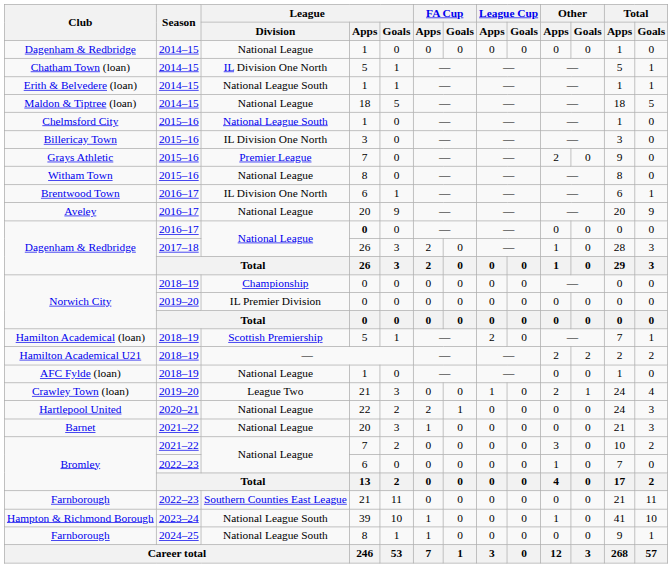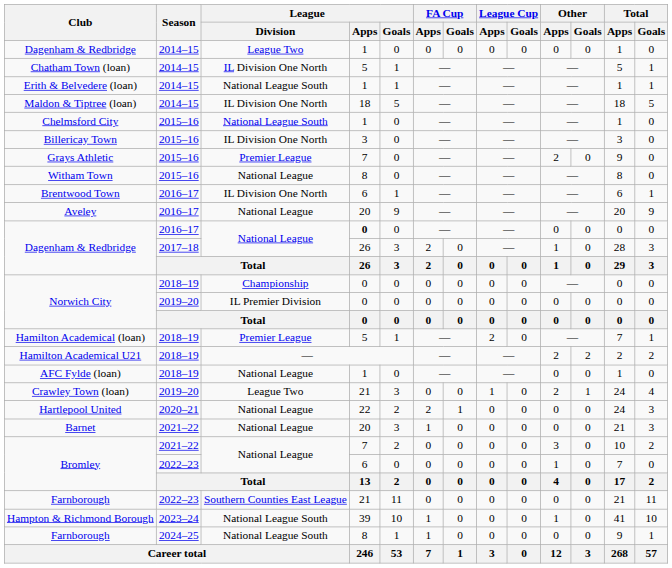(275, 49) National League -> (275, 49) League Two
(275, 103) National League -> (275, 103) IL Division One North
(275, 337) Scottish Premiership -> (275, 337) Premier League
